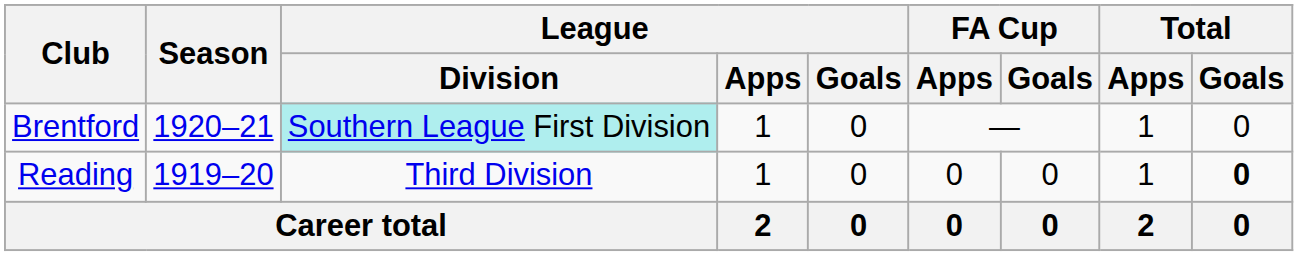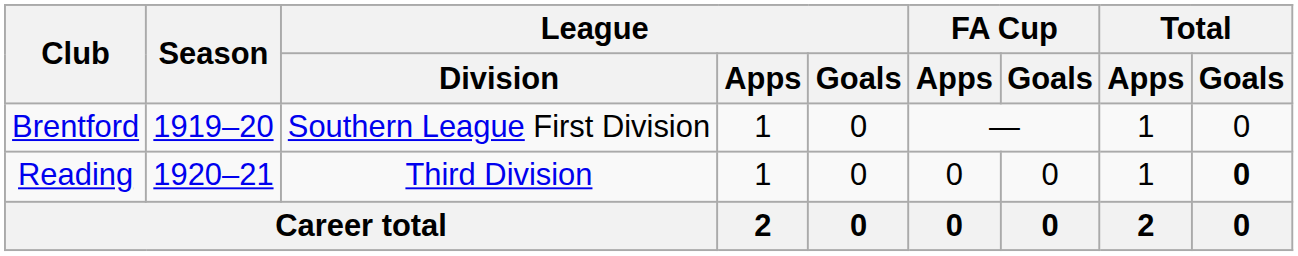(213, 126) 1920–21 -> (213, 126) 1919–20
(499, 126) paleturquoise background -> (499, 126) no background
(213, 175) 1919–20 -> (213, 175) 1920–21
